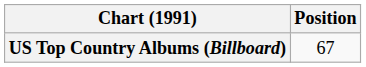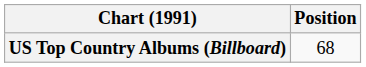(326, 47) 67 -> (326, 47) 68
